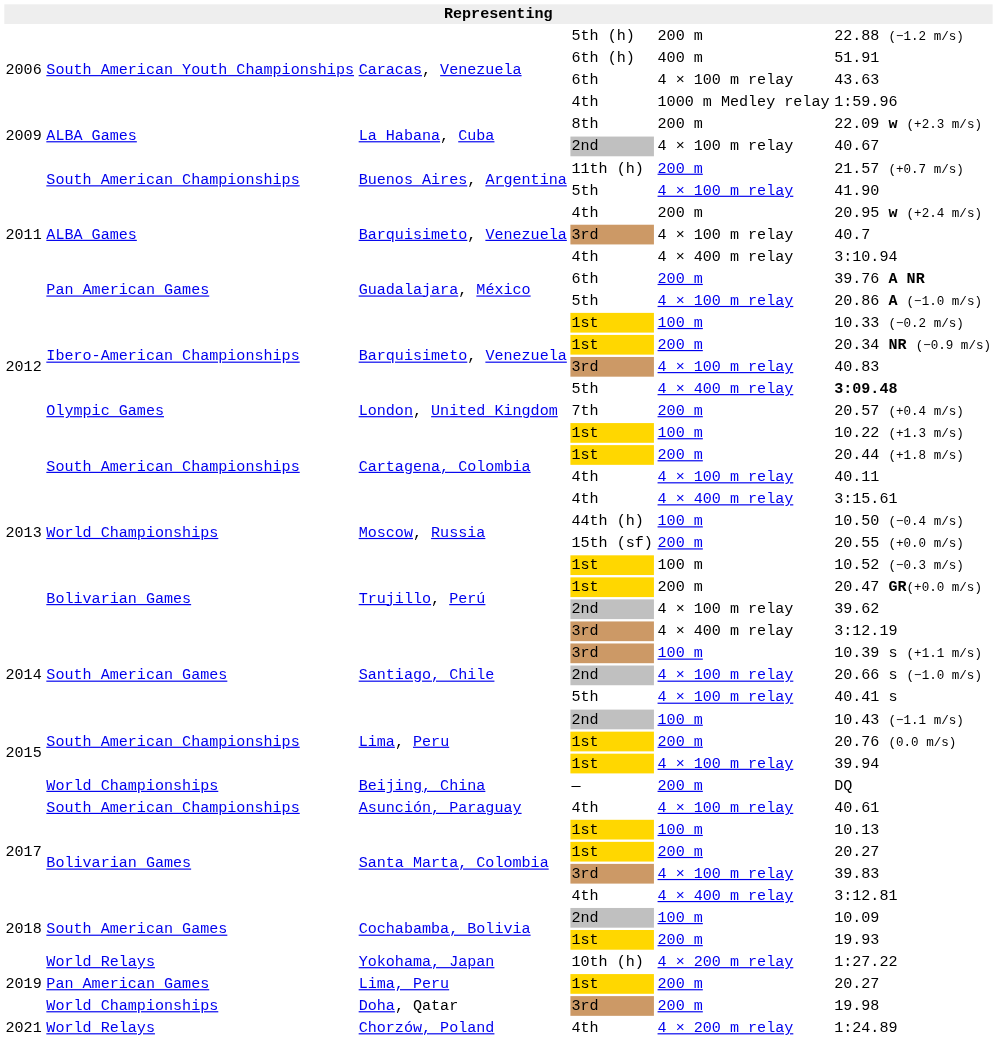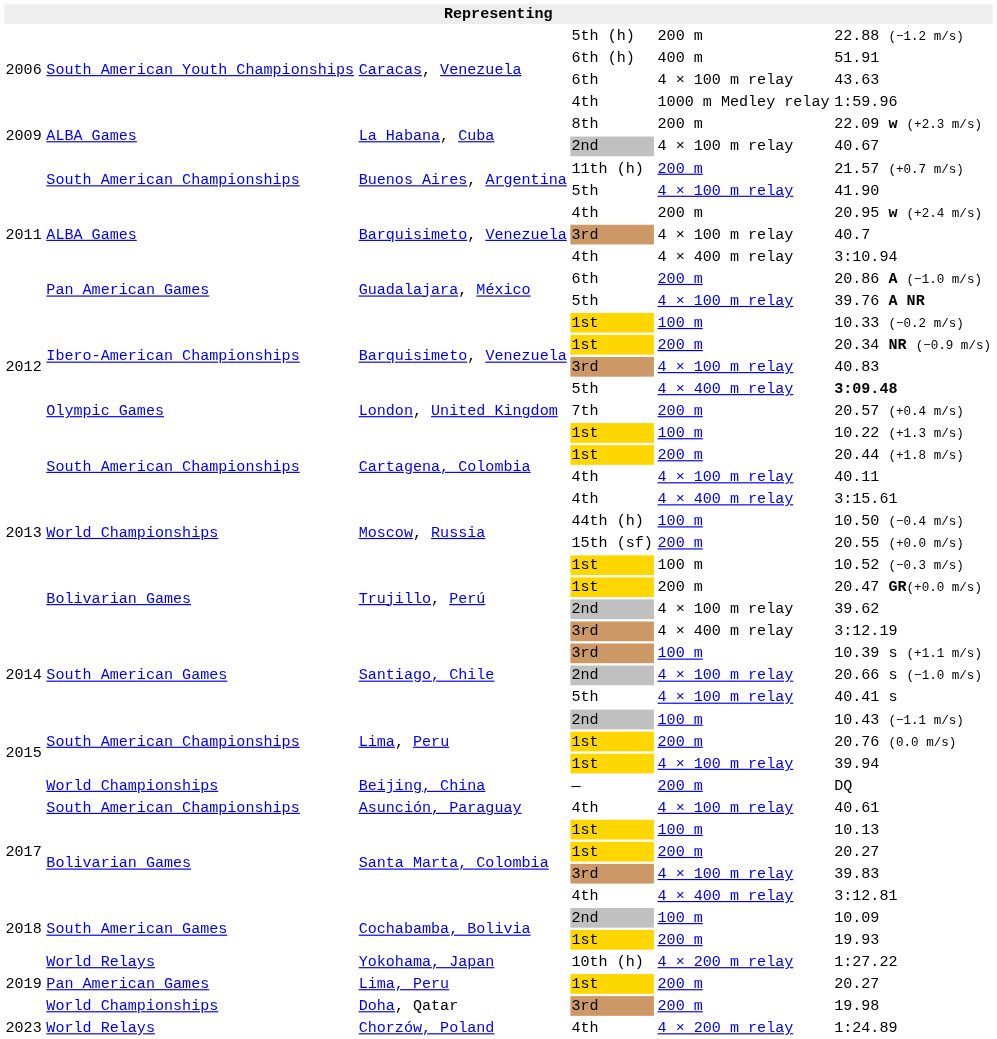(879, 279) 39.76 A NR -> (908, 279) 20.86 A (−1.0 m/s)
(908, 301) 20.86 A (−1.0 m/s) -> (879, 301) 39.76 A NR
(24, 1028) 2021 -> (24, 1028) 2023
